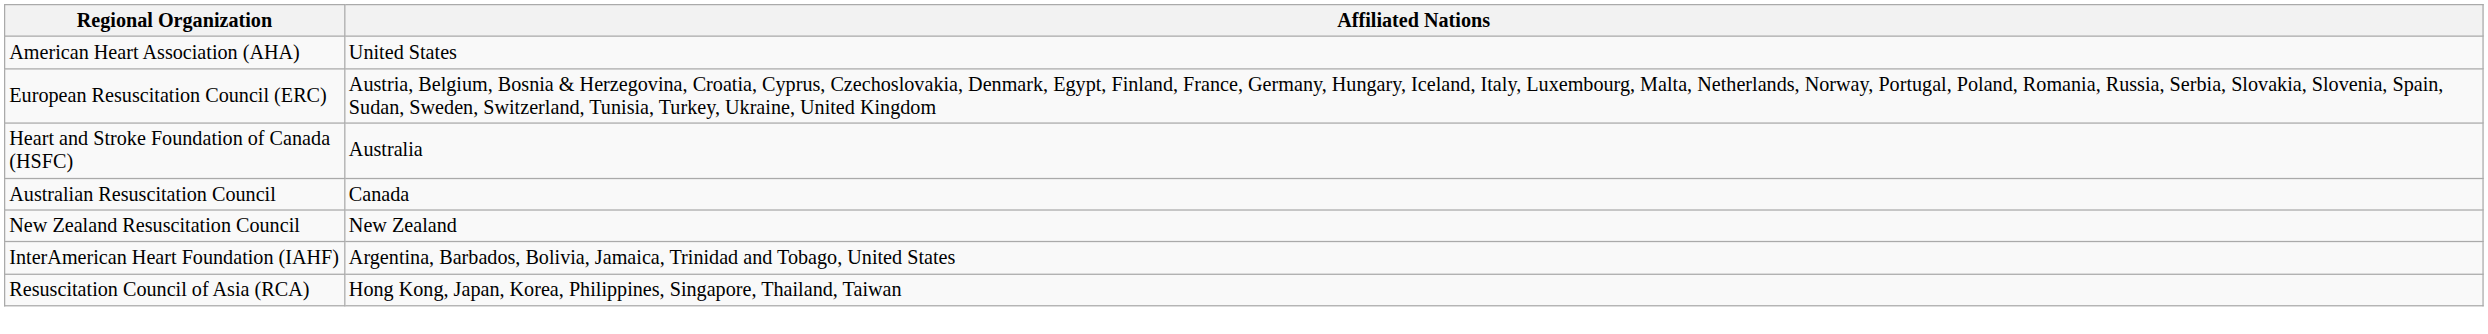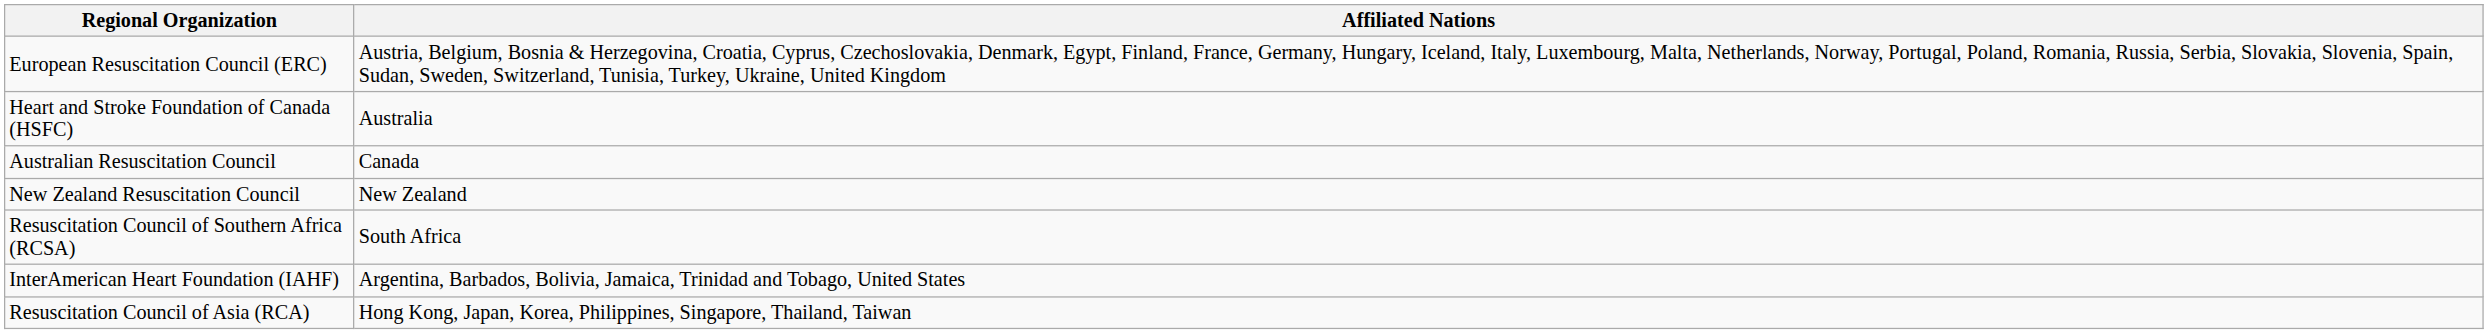- row: (155, 52)
+ row: (176, 237)
